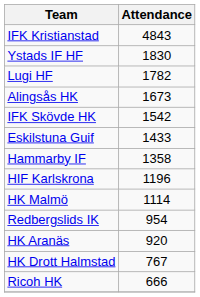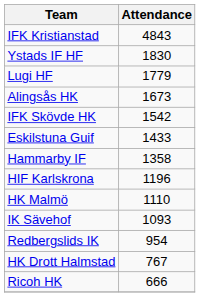(157, 76) 1782 -> (157, 76) 1779
(157, 199) 1114 -> (157, 199) 1110
+ row: (39, 220)
- row: (38, 240)
